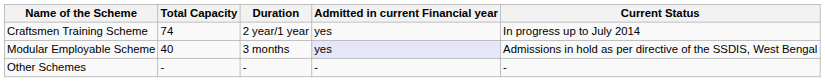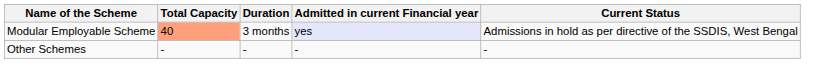- row: (77, 31)
(167, 49) no background -> (167, 31) lightsalmon background
